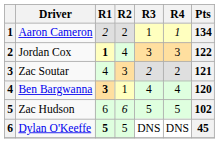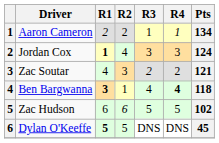(203, 51) 122 -> (203, 51) 124
(177, 89) normal -> (177, 89) bold
(203, 89) 120 -> (203, 89) 118
